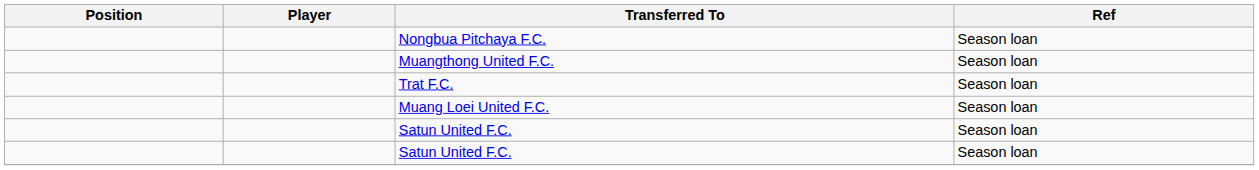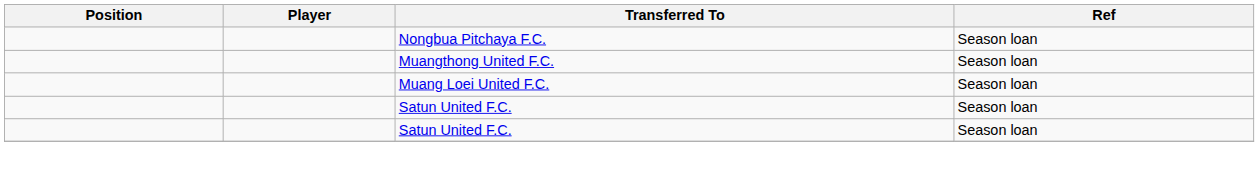- row: (114, 84)
